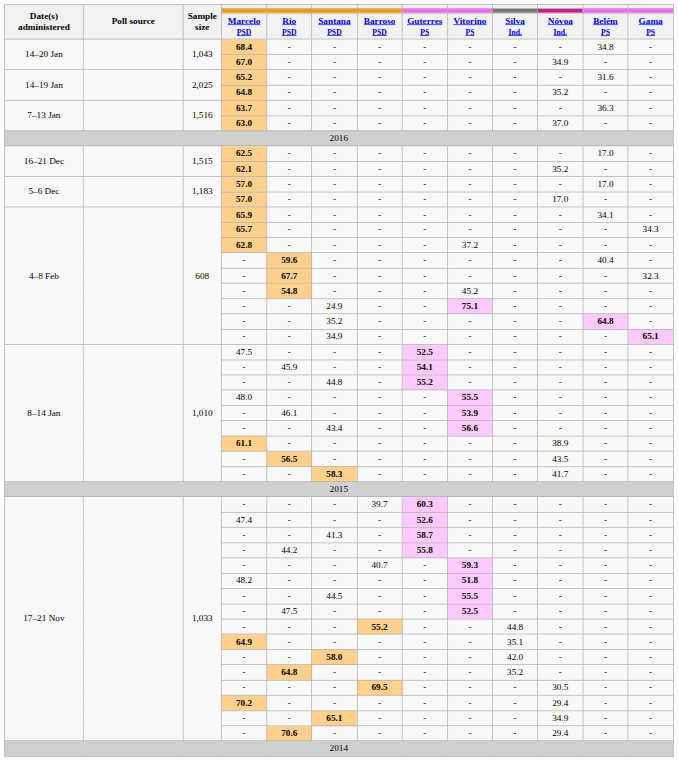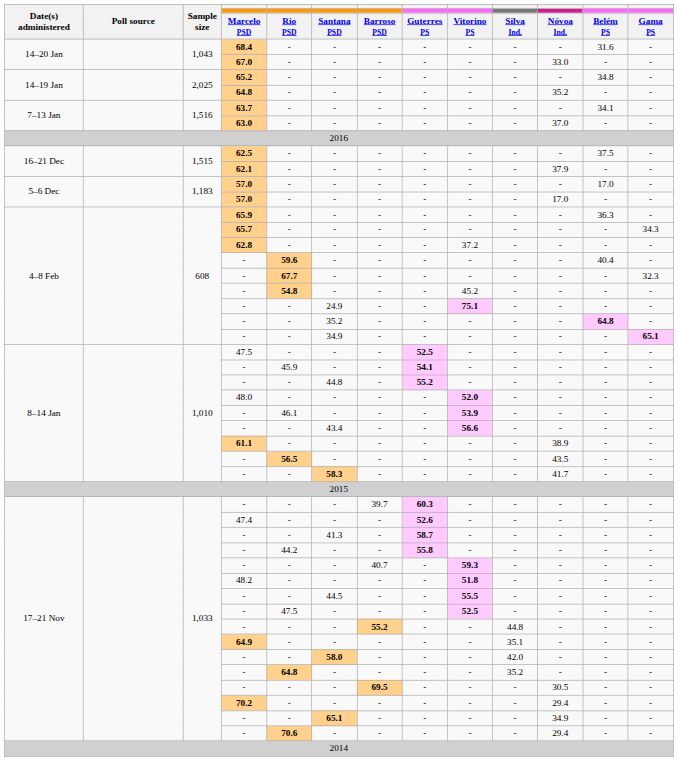(605, 46) 34.8 -> (605, 46) 31.6
(560, 61) 34.9 -> (560, 61) 33.0
(605, 77) 31.6 -> (605, 77) 34.8
(605, 107) 36.3 -> (605, 107) 34.1
(605, 153) 17.0 -> (605, 153) 37.5
(560, 168) 35.2 -> (560, 168) 37.9
(605, 214) 34.1 -> (605, 214) 36.3
(470, 397) 55.5 -> (470, 397) 52.0
